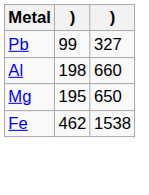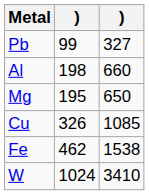+ row: (19, 123)
+ row: (16, 176)
